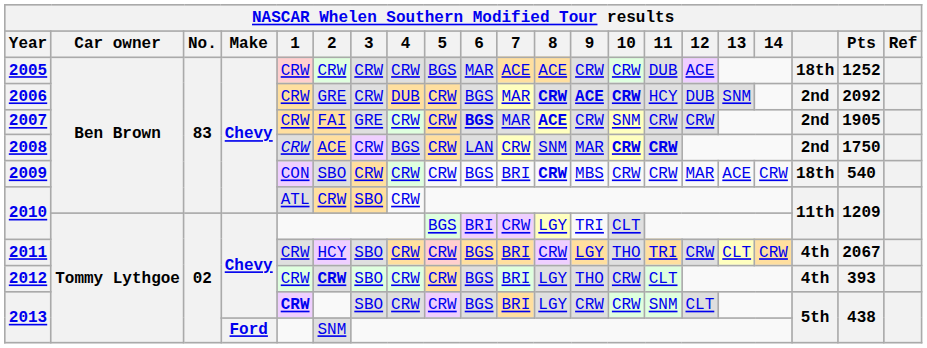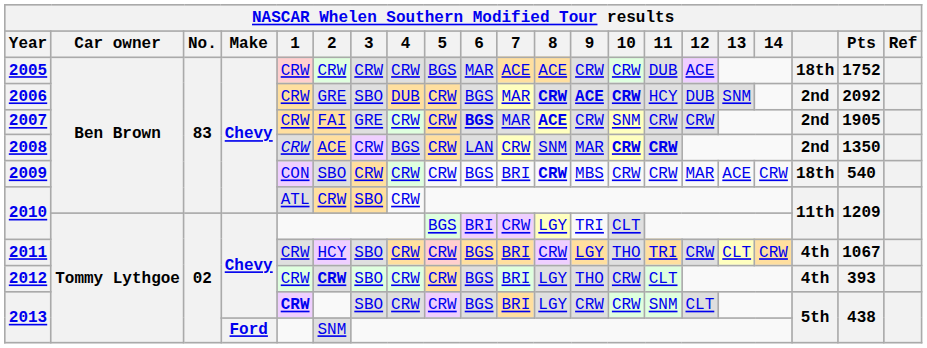(861, 70) 1252 -> (861, 70) 1752
(369, 96) CRW -> (369, 96) SBO
(861, 148) 1750 -> (861, 148) 1350
(861, 252) 2067 -> (861, 252) 1067
